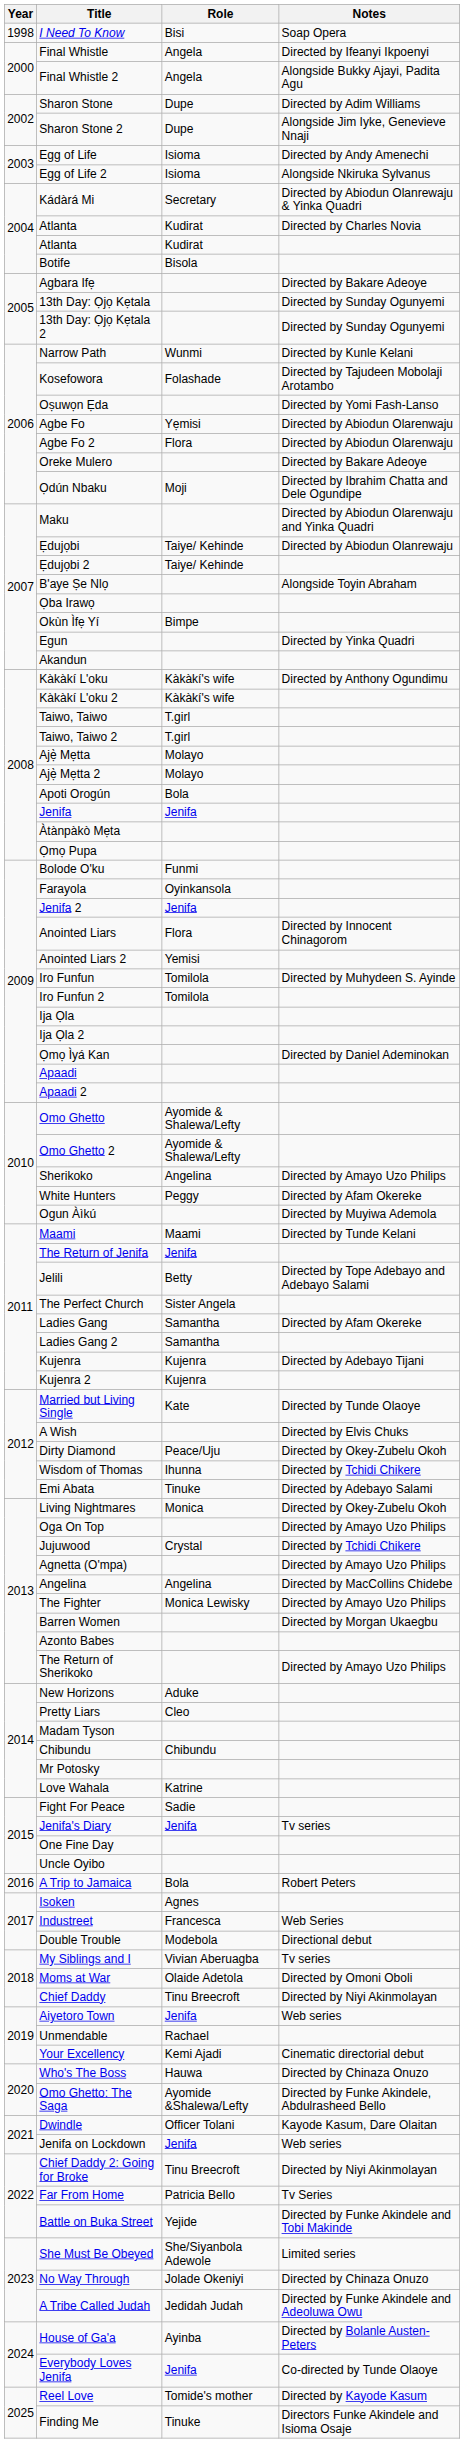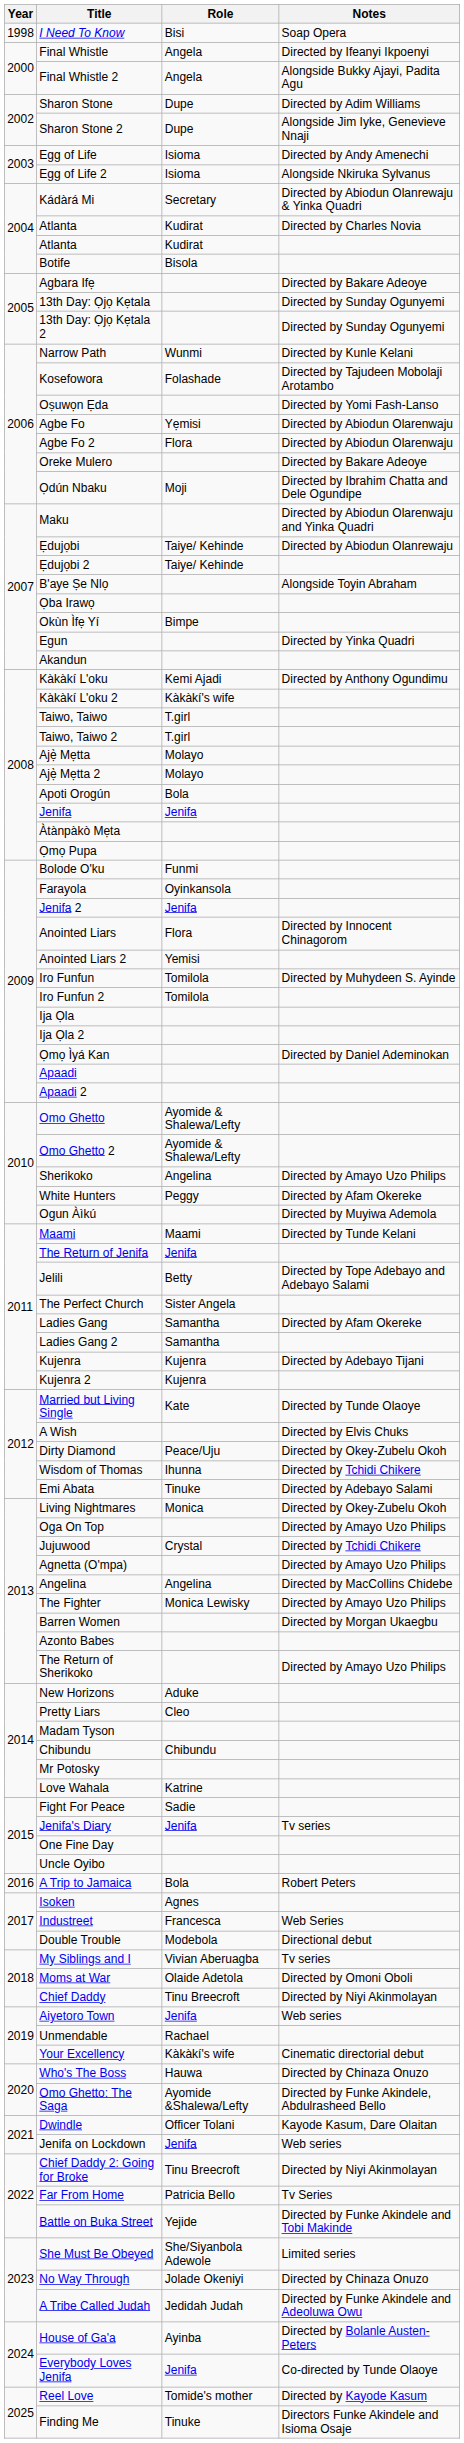(200, 679) Kàkàkí's wife -> (193, 679) Kemi Ajadi
(193, 2054) Kemi Ajadi -> (200, 2054) Kàkàkí's wife
